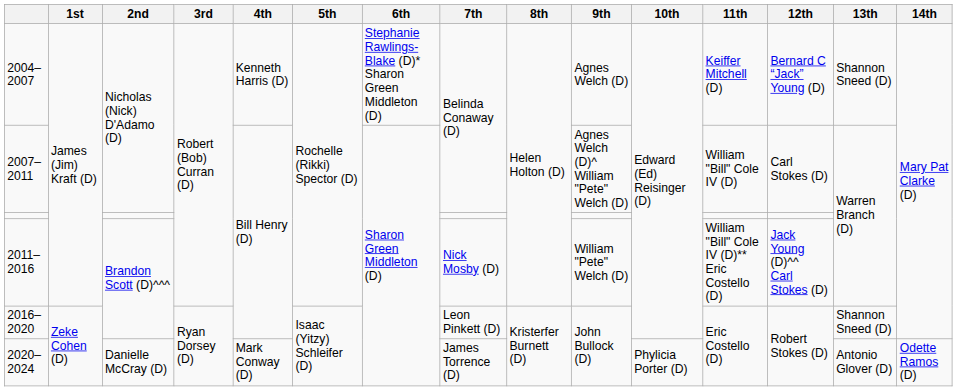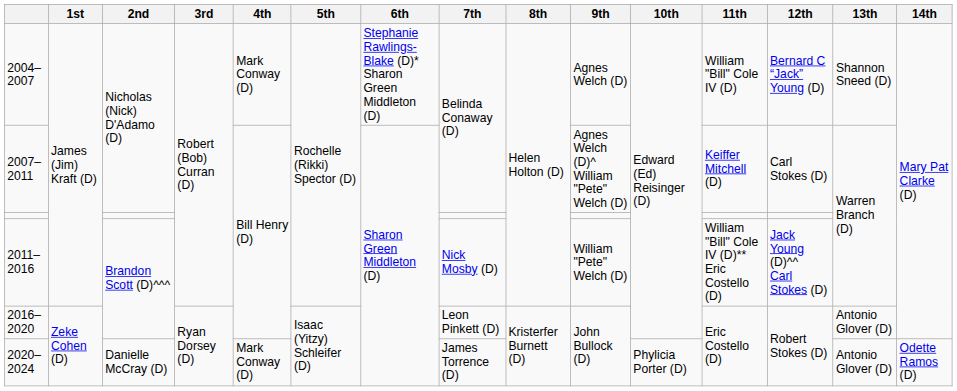(262, 74) Kenneth Harris (D) -> (258, 74) Mark Conway (D)
(726, 74) Keiffer Mitchell (D) -> (732, 74) William "Bill" Cole IV (D)
(732, 168) William "Bill" Cole IV (D) -> (726, 168) Keiffer Mitchell (D)
(864, 322) Shannon Sneed (D) -> (864, 322) Antonio Glover (D)
